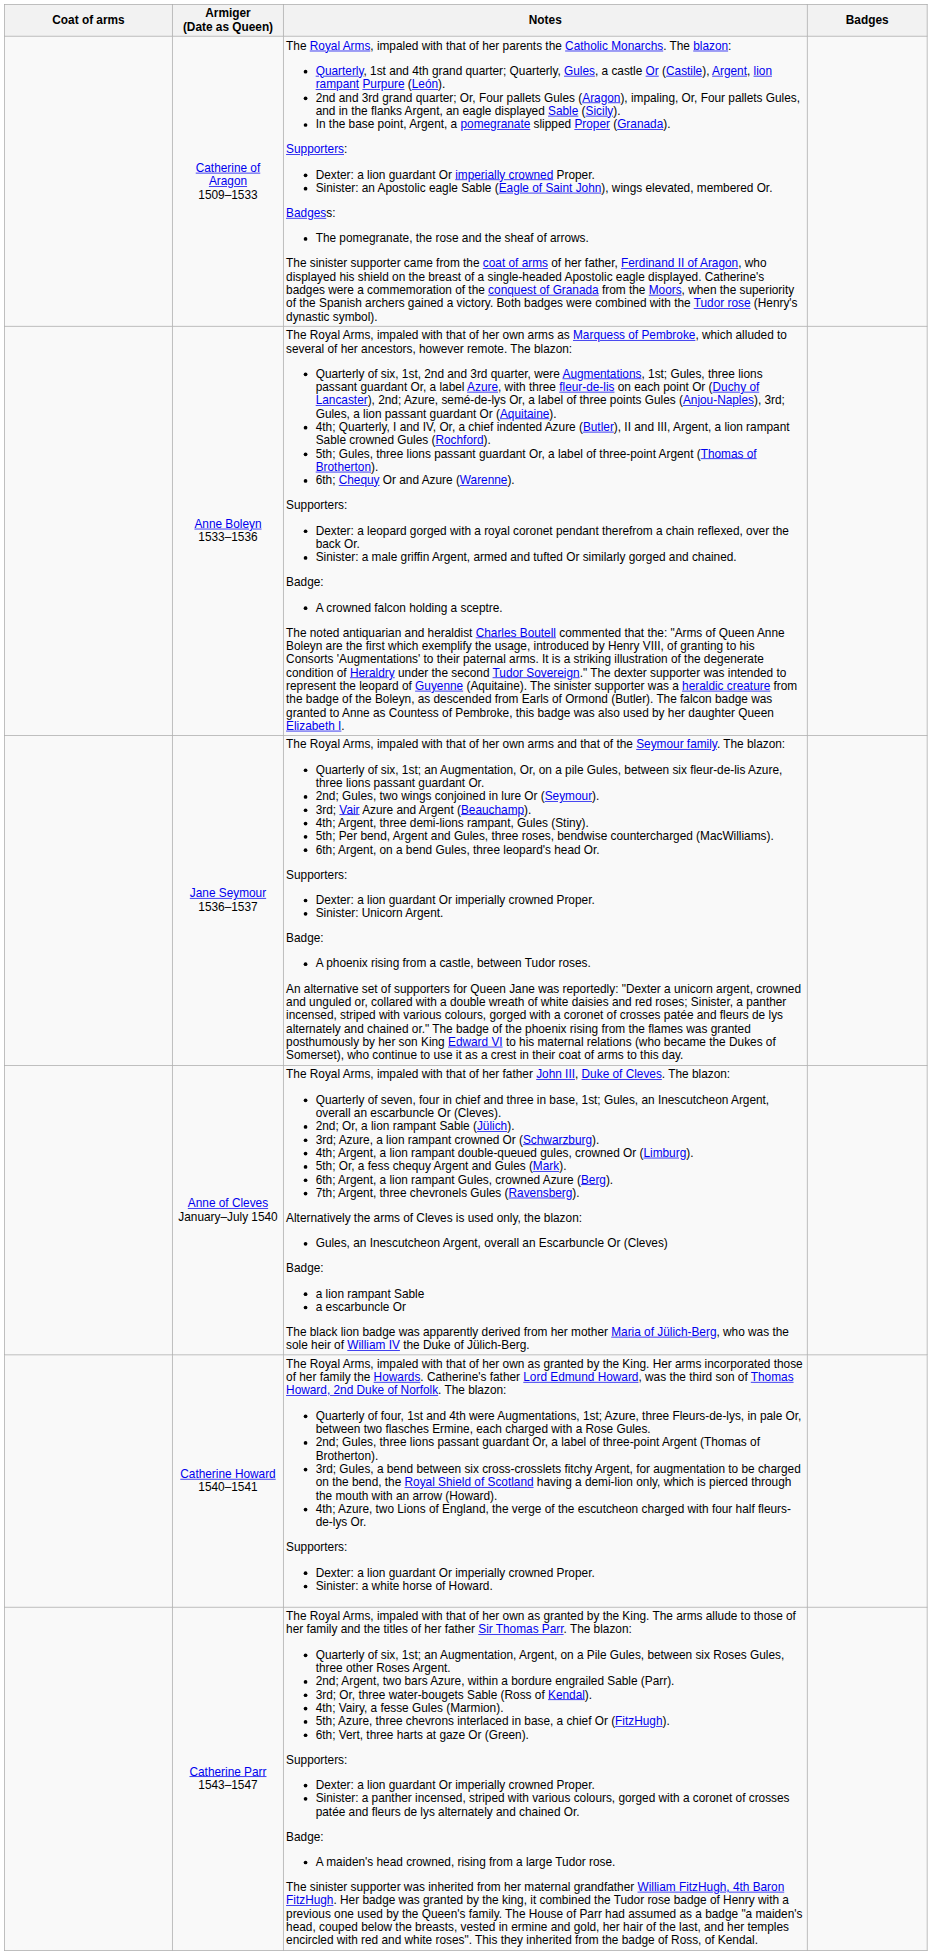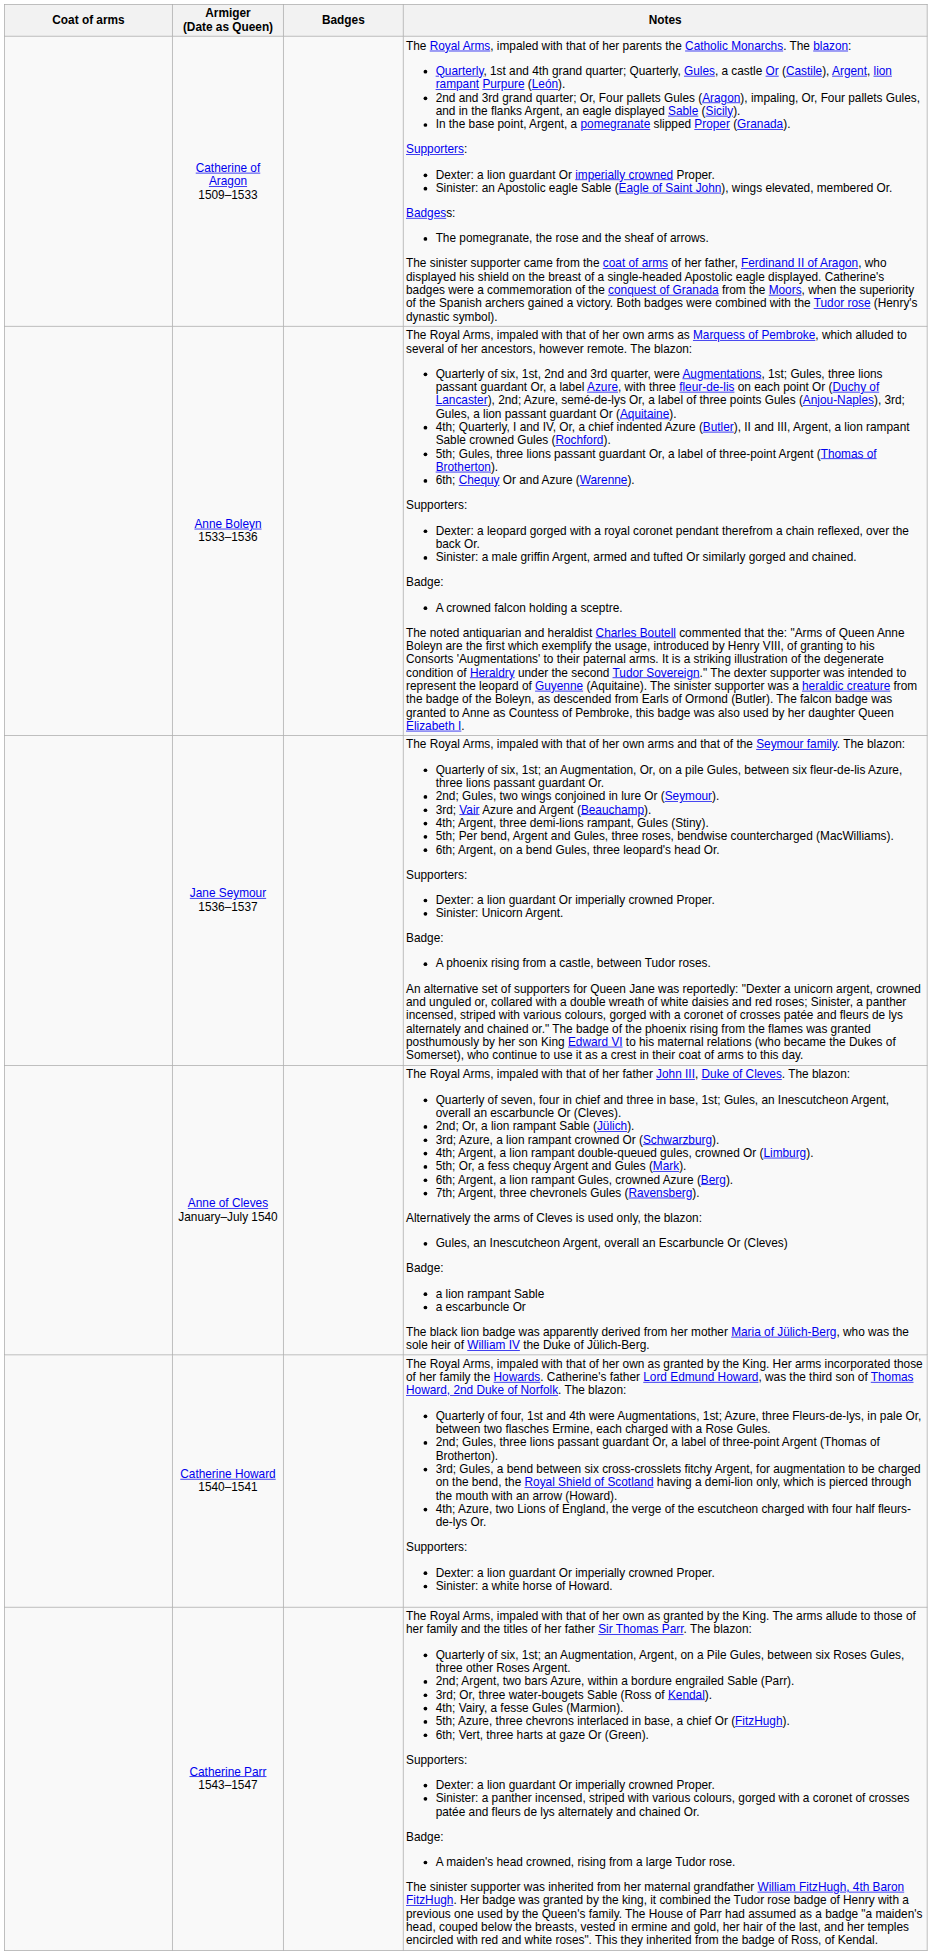columns swapped: (545, 20) <-> (867, 20)
